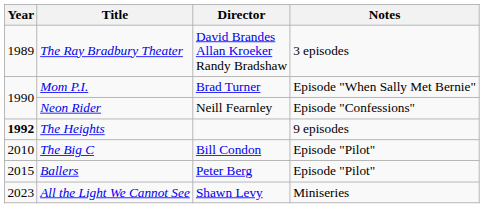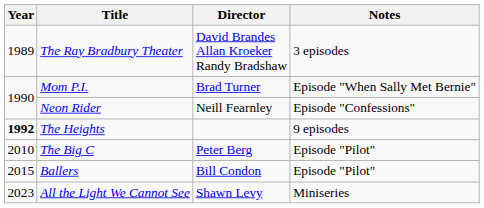(229, 150) Bill Condon -> (224, 150) Peter Berg
(224, 171) Peter Berg -> (229, 171) Bill Condon
